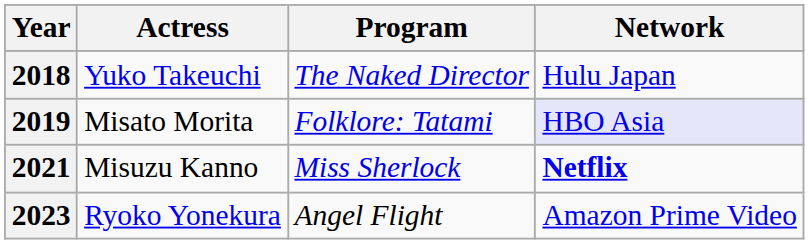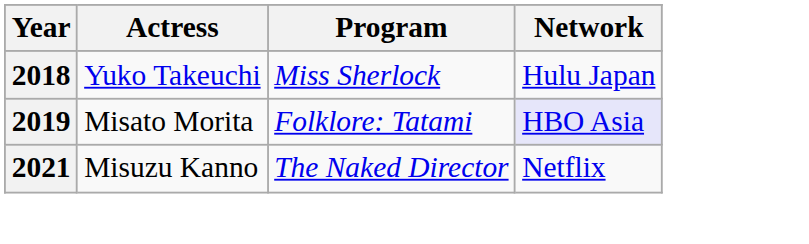(412, 74) The Naked Director -> (357, 74) Miss Sherlock
(377, 167) Miss Sherlock -> (391, 167) The Naked Director
(585, 167) bold -> (564, 167) normal
- row: (41, 214)
